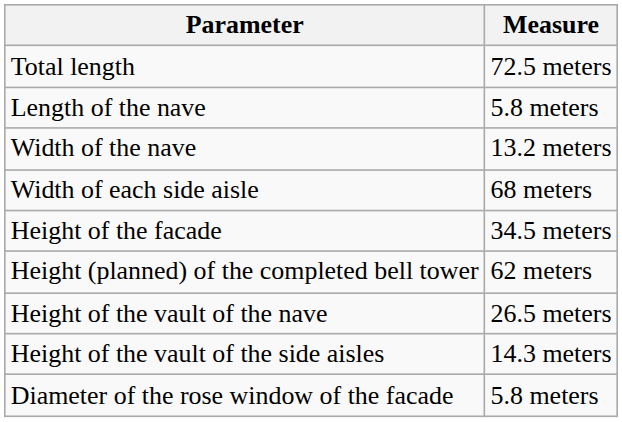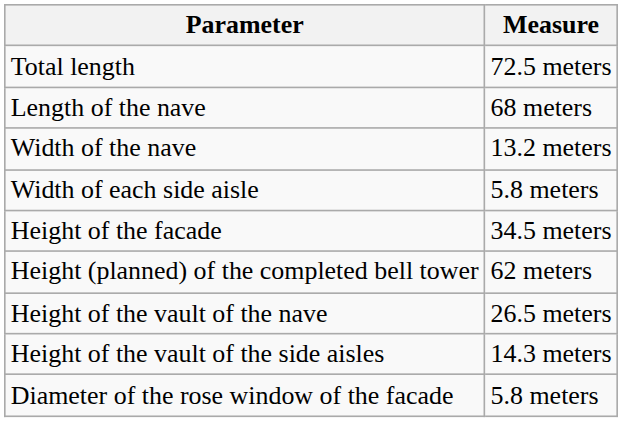(545, 107) 5.8 meters -> (541, 107) 68 meters
(541, 189) 68 meters -> (545, 189) 5.8 meters
